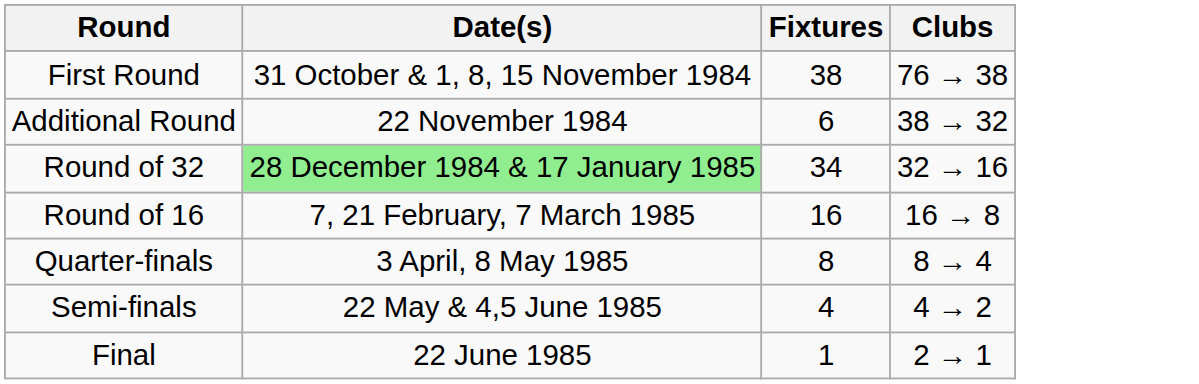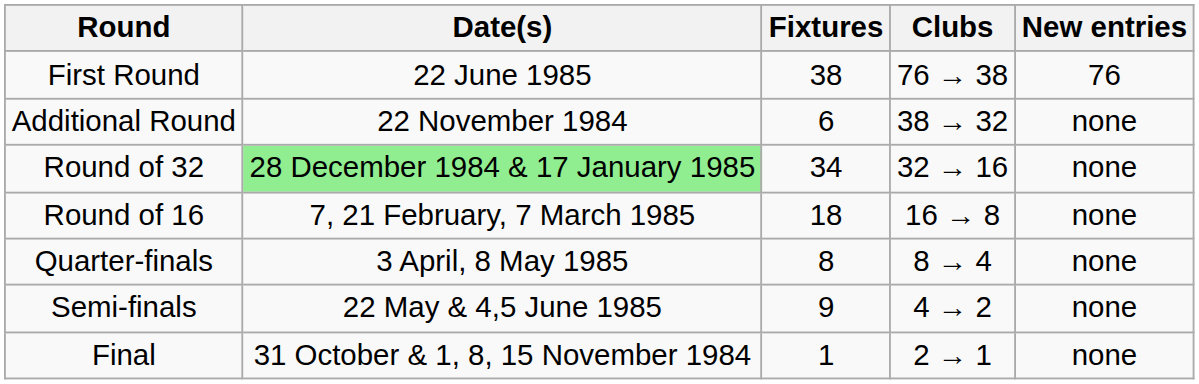+ column: (1104, 27)
(502, 74) 31 October & 1, 8, 15 November 1984 -> (502, 74) 22 June 1985
(826, 214) 16 -> (826, 214) 18
(826, 307) 4 -> (826, 307) 9
(502, 354) 22 June 1985 -> (502, 354) 31 October & 1, 8, 15 November 1984
